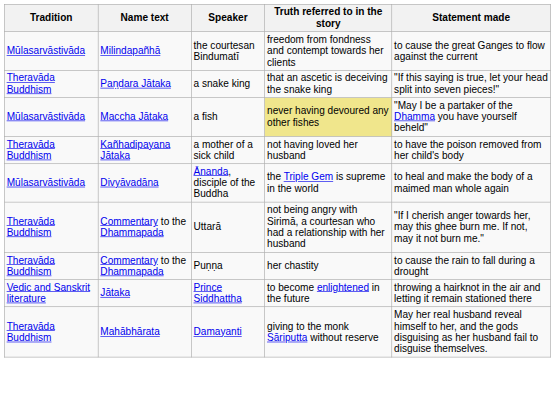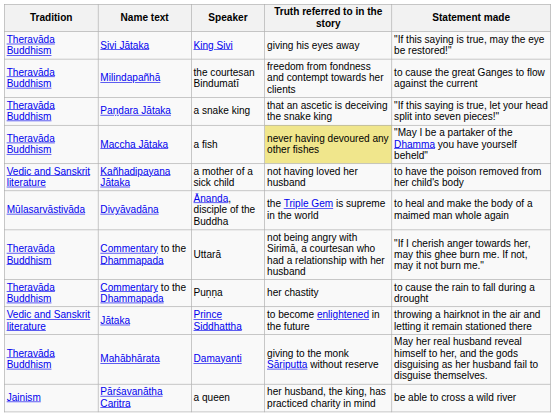+ row: (213, 45)
(46, 51) Mūlasarvāstivāda -> (31, 78) Theravāda Buddhism
(46, 117) Mūlasarvāstivāda -> (31, 144) Theravāda Buddhism
(31, 150) Theravāda Buddhism -> (48, 177) Vedic and Sanskrit literature
+ row: (212, 398)
